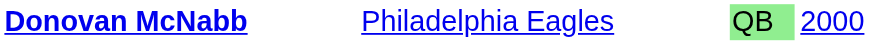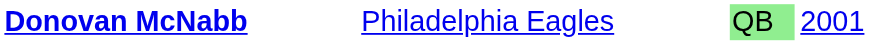(832, 21) 2000 -> (832, 21) 2001
